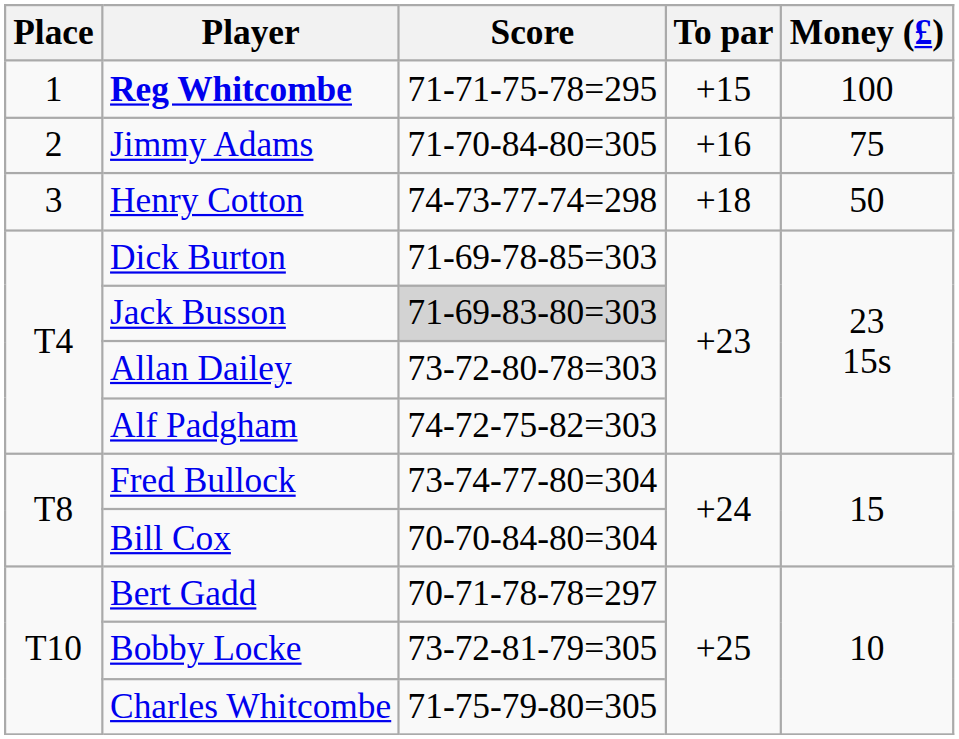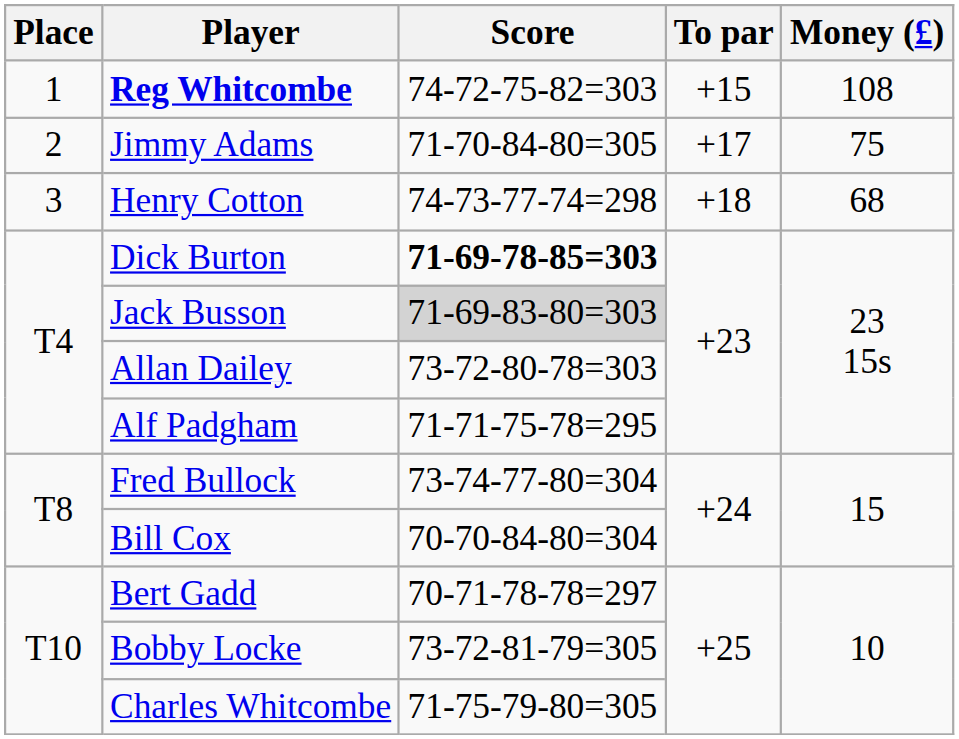(532, 88) 71-71-75-78=295 -> (532, 88) 74-72-75-82=303
(867, 88) 100 -> (867, 88) 108
(724, 144) +16 -> (724, 144) +17
(867, 200) 50 -> (867, 200) 68
(532, 256) normal -> (533, 256) bold
(532, 425) 74-72-75-82=303 -> (532, 425) 71-71-75-78=295
